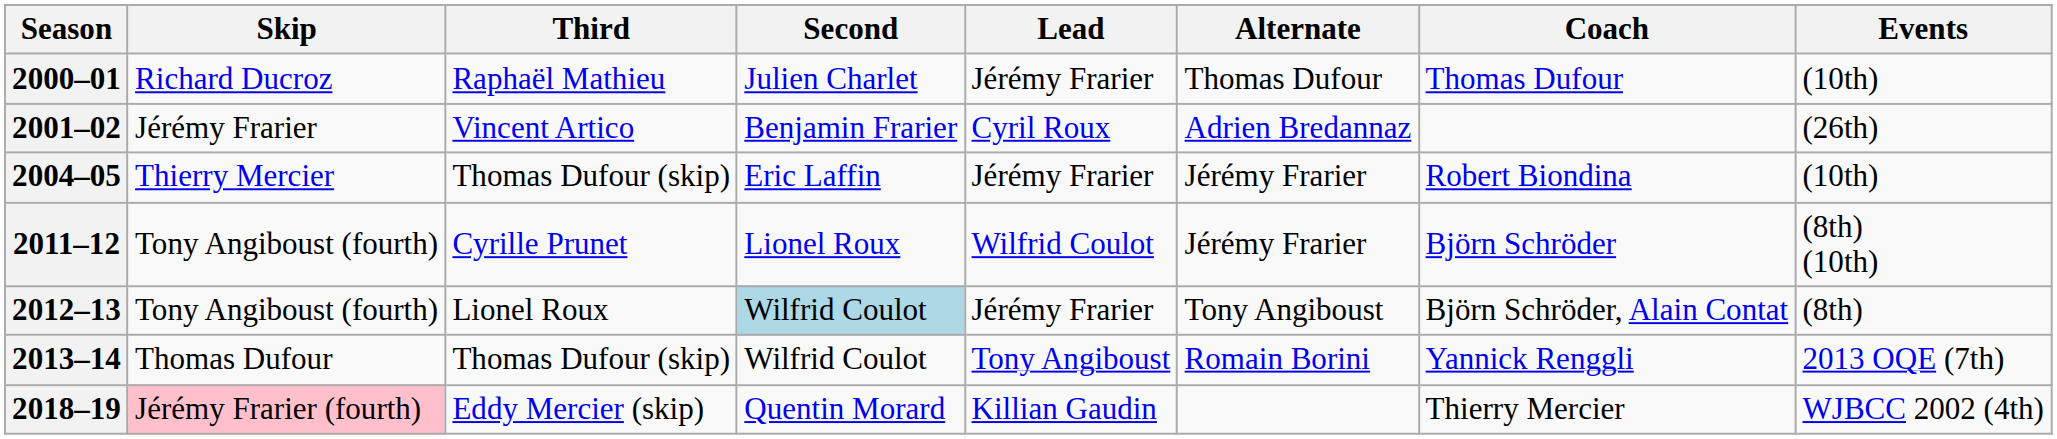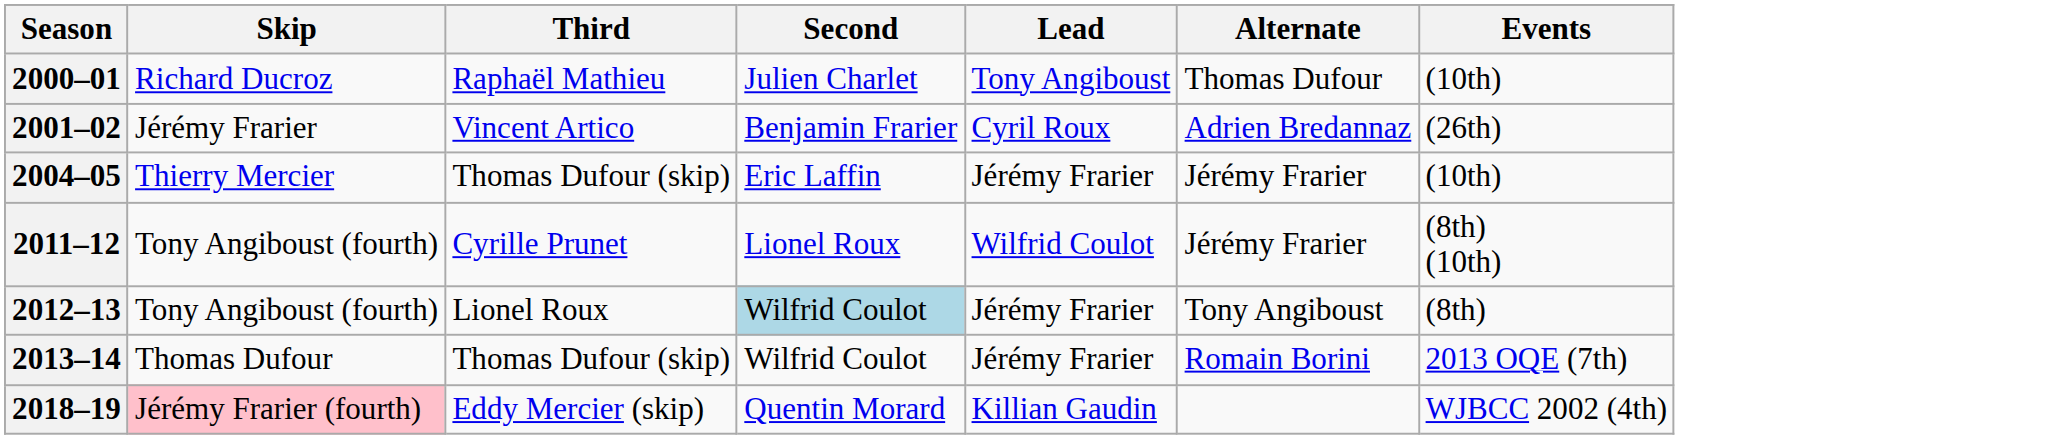- column: (1607, 29)
(1062, 78) Jérémy Frarier -> (1071, 78) Tony Angiboust
(1071, 359) Tony Angiboust -> (1062, 359) Jérémy Frarier
